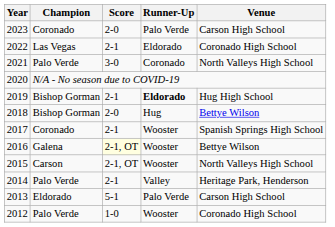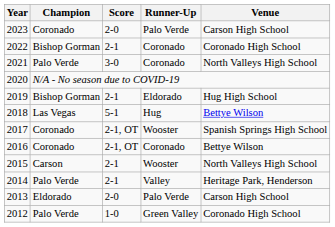(54, 46) Las Vegas -> (66, 46) Bishop Gorman
(162, 46) Eldorado -> (164, 46) Coronado
(164, 96) bold -> (162, 96) normal
(66, 113) Bishop Gorman -> (54, 113) Las Vegas
(112, 113) 2-0 -> (112, 113) 5-1
(112, 130) 2-1 -> (122, 130) 2-1, OT
(48, 146) Galena -> (54, 146) Coronado
(122, 146) lightyellow background -> (122, 146) no background
(161, 146) Wooster -> (164, 146) Coronado
(122, 163) 2-1, OT -> (112, 163) 2-1
(112, 197) 5-1 -> (112, 197) 2-0
(161, 213) Wooster -> (171, 213) Green Valley
